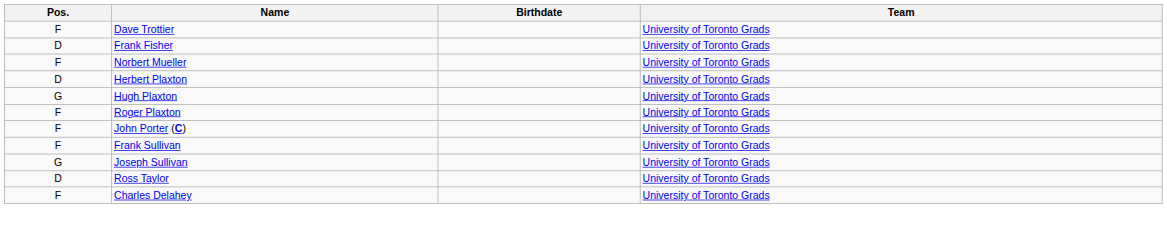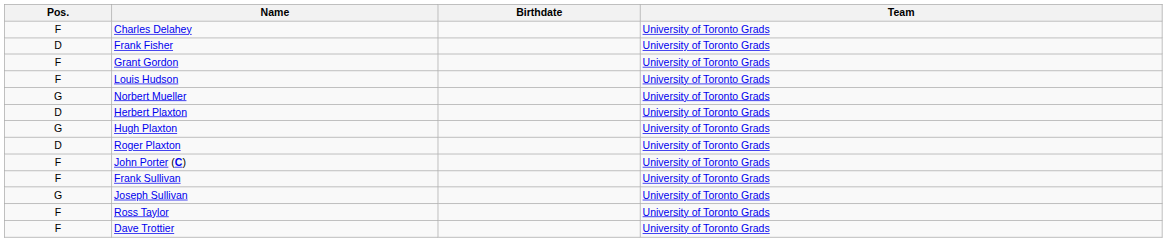rows swapped: (153, 196) <-> (144, 30)
+ row: (146, 63)
+ row: (146, 79)
(58, 63) F -> (58, 96) G
(58, 113) F -> (58, 146) D
(58, 179) D -> (58, 212) F
